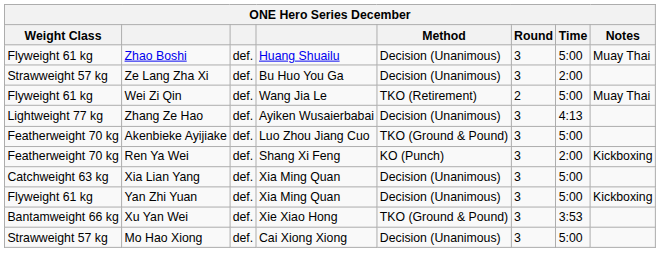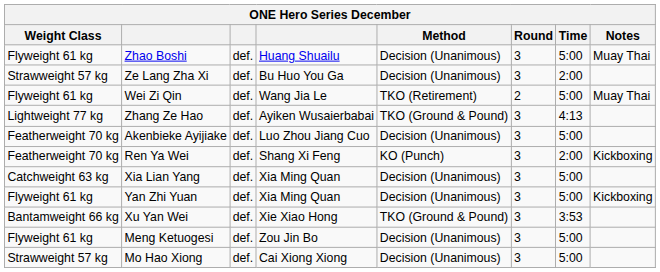(440, 116) Decision (Unanimous) -> (444, 116) TKO (Ground & Pound)
(444, 136) TKO (Ground & Pound) -> (440, 136) Decision (Unanimous)
+ row: (169, 237)
